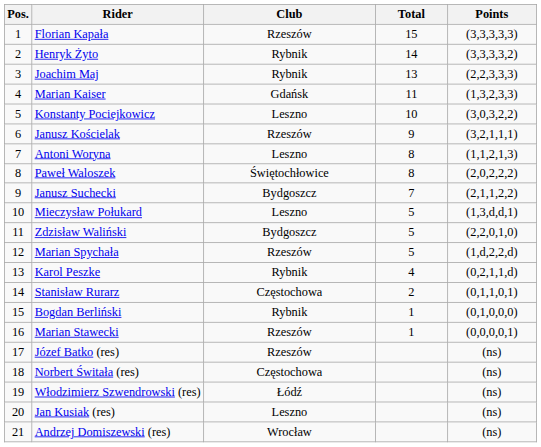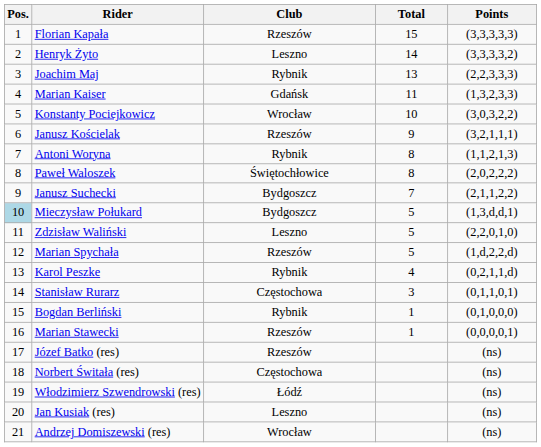(289, 54) Rybnik -> (289, 54) Leszno
(289, 113) Leszno -> (289, 113) Wrocław
(289, 153) Leszno -> (289, 153) Rybnik
(18, 212) no background -> (18, 212) lightblue background
(289, 212) Leszno -> (289, 212) Bydgoszcz
(289, 232) Bydgoszcz -> (289, 232) Leszno
(411, 292) 2 -> (411, 292) 3
